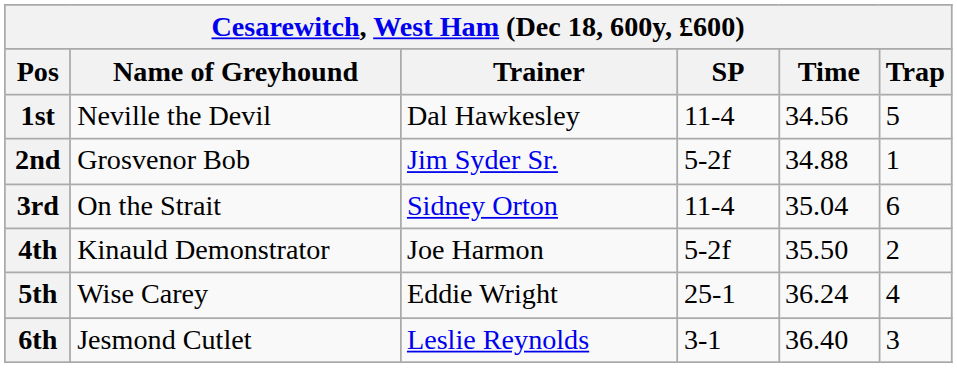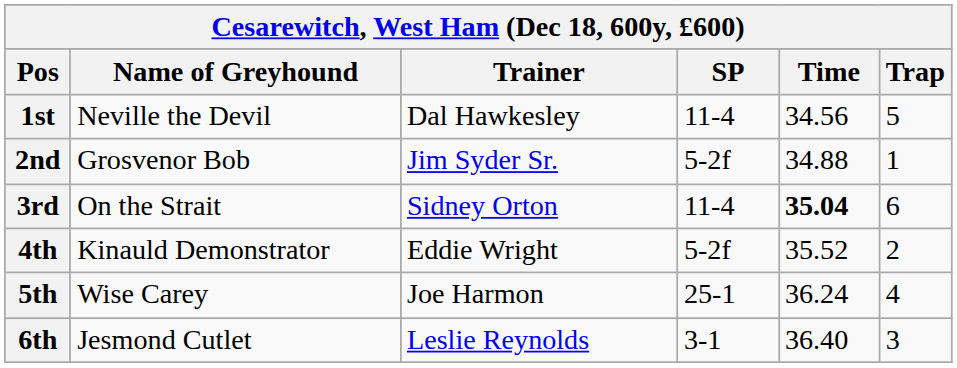(817, 205) normal -> (817, 205) bold
(475, 250) Joe Harmon -> (482, 250) Eddie Wright
(817, 250) 35.50 -> (817, 250) 35.52
(482, 294) Eddie Wright -> (475, 294) Joe Harmon
